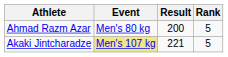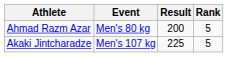(126, 45) khaki background -> (126, 45) no background
(176, 45) 221 -> (176, 45) 225
